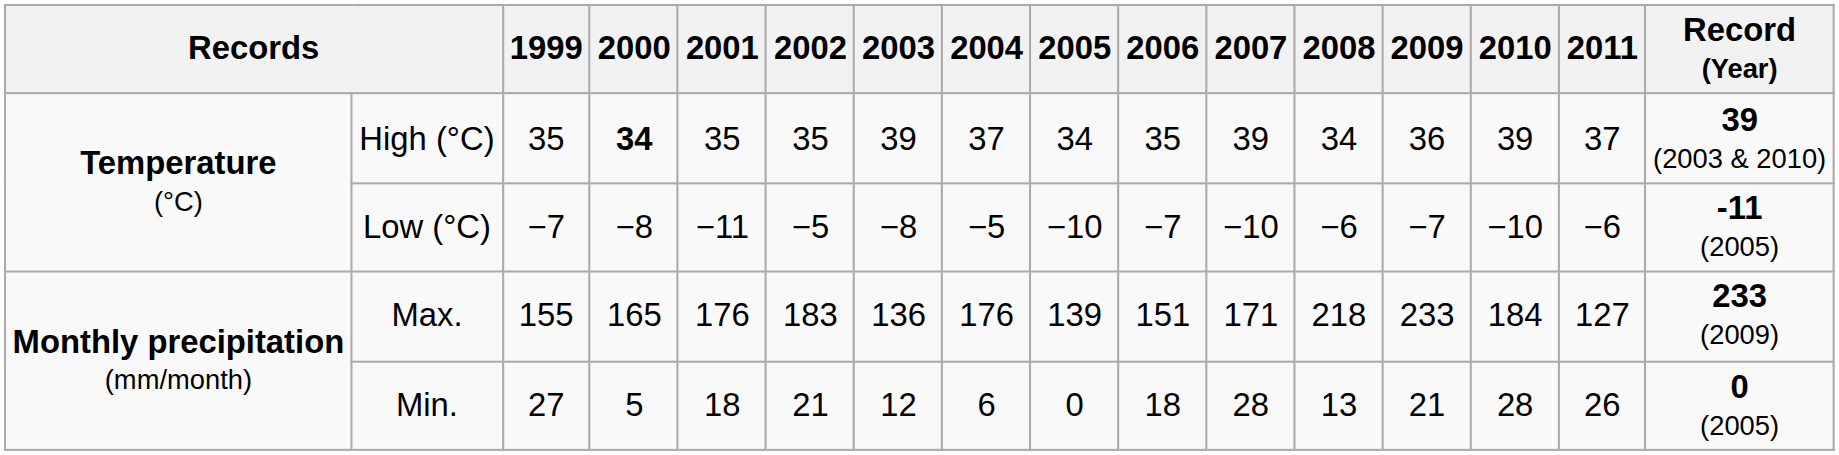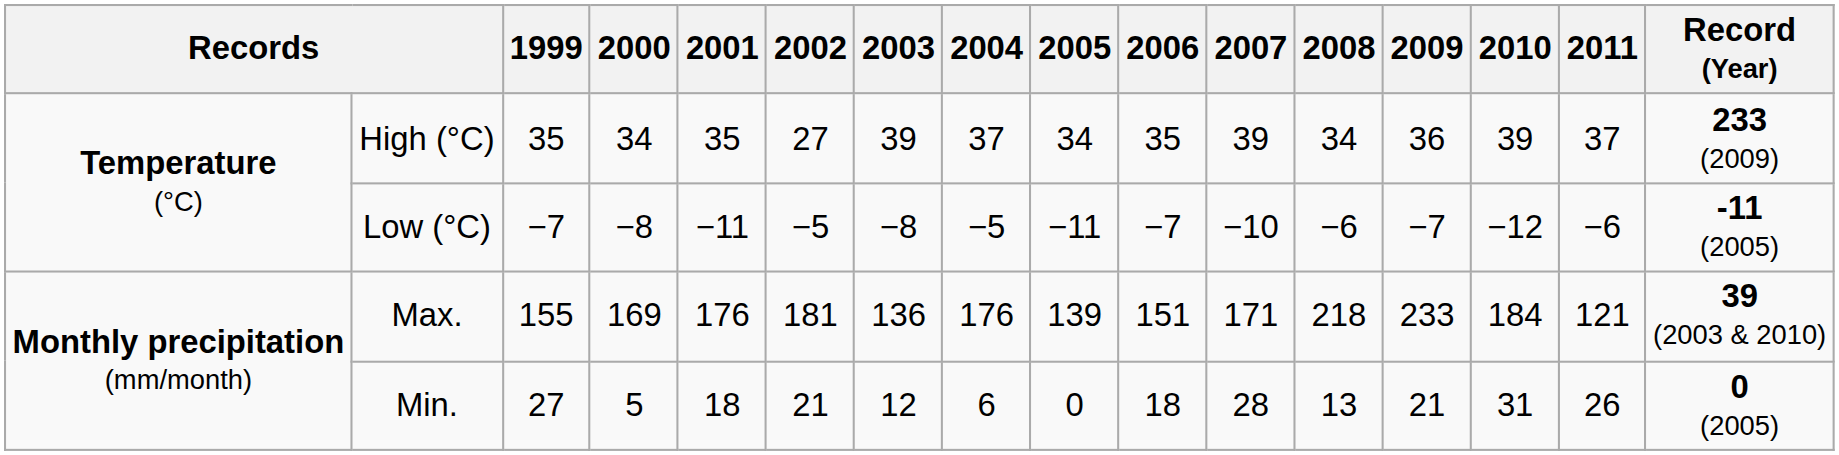(634, 137) bold -> (634, 137) normal
(810, 137) 35 -> (810, 137) 27
(1740, 137) 39 (2003 & 2010) -> (1740, 137) 233 (2009)
(1075, 226) −10 -> (1075, 226) −11
(1515, 226) −10 -> (1515, 226) −12
(634, 315) 165 -> (634, 315) 169
(810, 315) 183 -> (810, 315) 181
(1602, 315) 127 -> (1602, 315) 121
(1740, 315) 233 (2009) -> (1740, 315) 39 (2003 & 2010)
(1515, 404) 28 -> (1515, 404) 31
